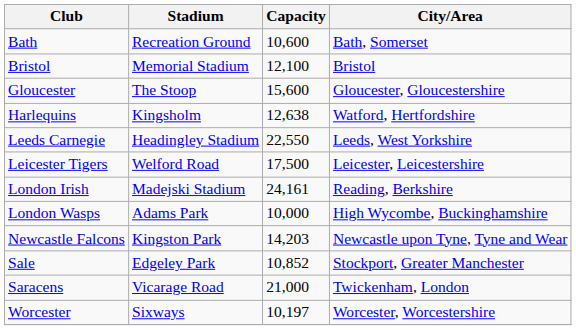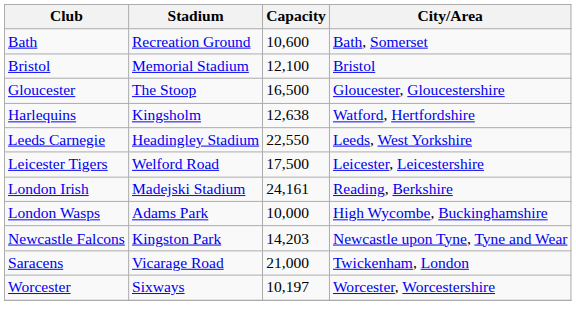(288, 90) 15,600 -> (288, 90) 16,500
- row: (21, 262)
